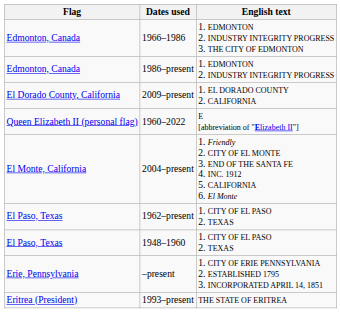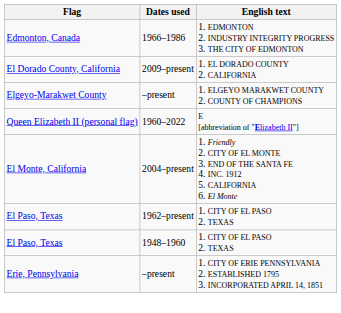- row: (168, 69)
+ row: (158, 95)
- row: (168, 300)
